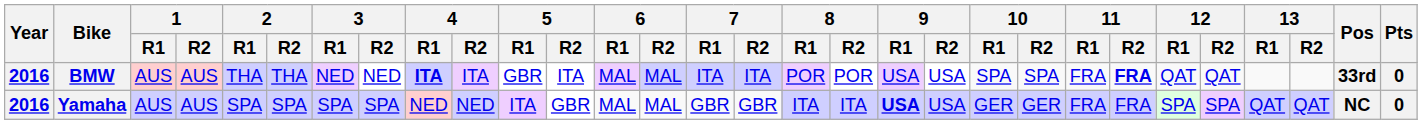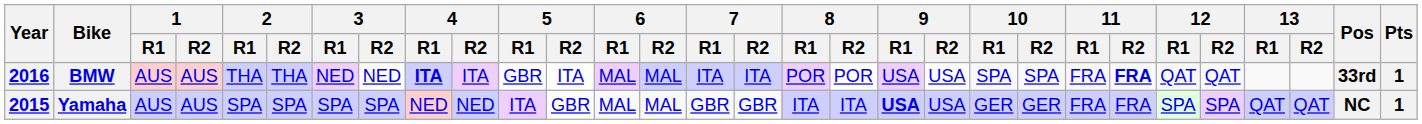(1399, 77) 0 -> (1399, 77) 1
(29, 105) 2016 -> (29, 105) 2015
(1399, 105) 0 -> (1399, 105) 1
